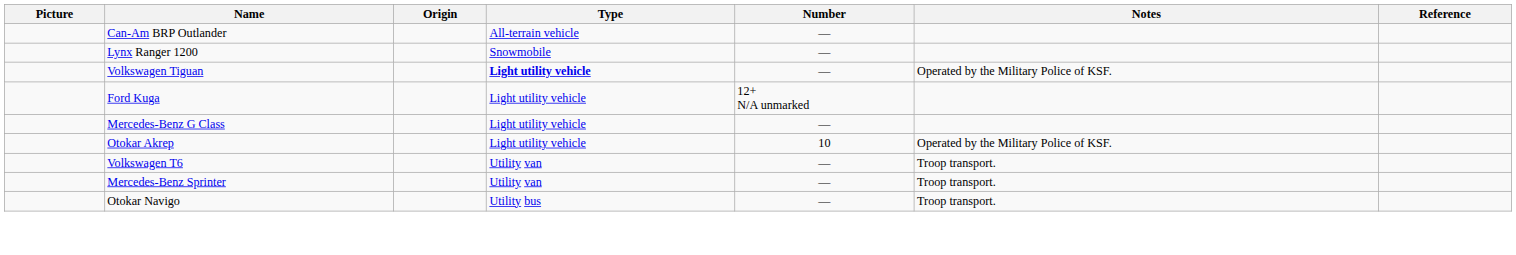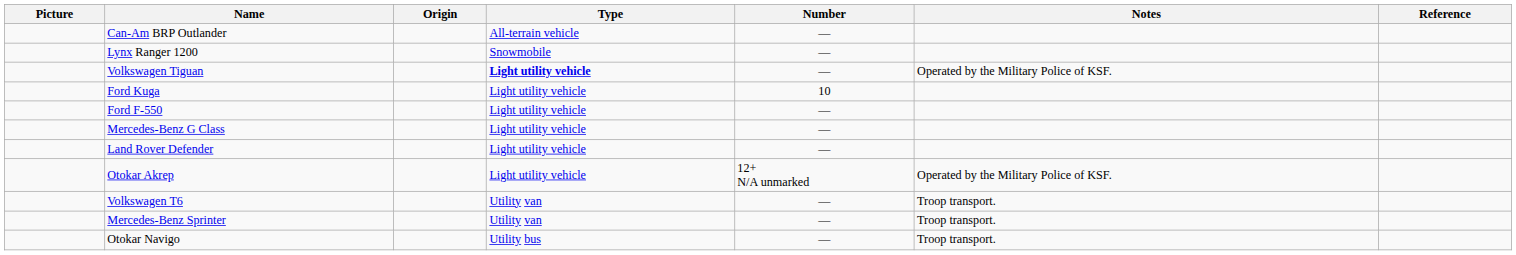(773, 98) 12+ N/A unmarked -> (824, 91) 10
+ row: (135, 110)
+ row: (160, 149)
(824, 143) 10 -> (773, 175) 12+ N/A unmarked
